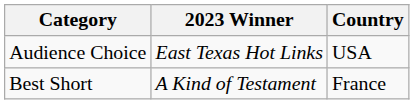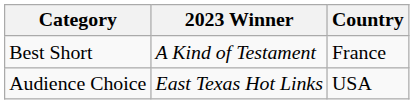rows swapped: (51, 83) <-> (78, 51)
